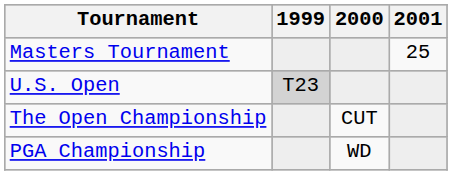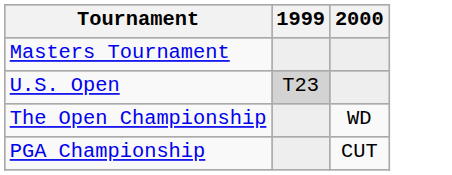- column: (418, 22)
(359, 120) CUT -> (359, 120) WD
(359, 153) WD -> (359, 153) CUT
